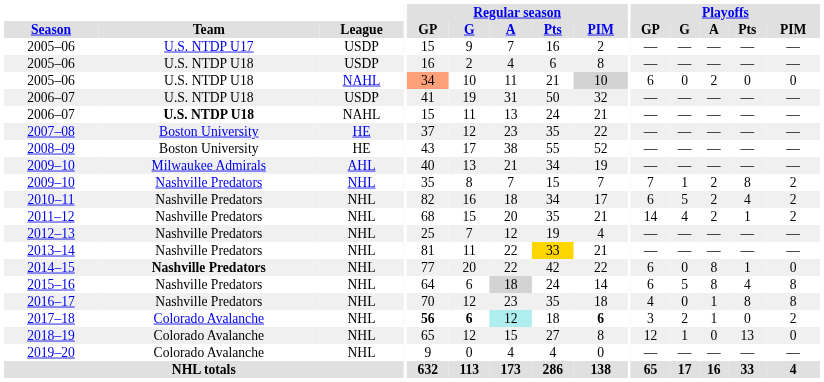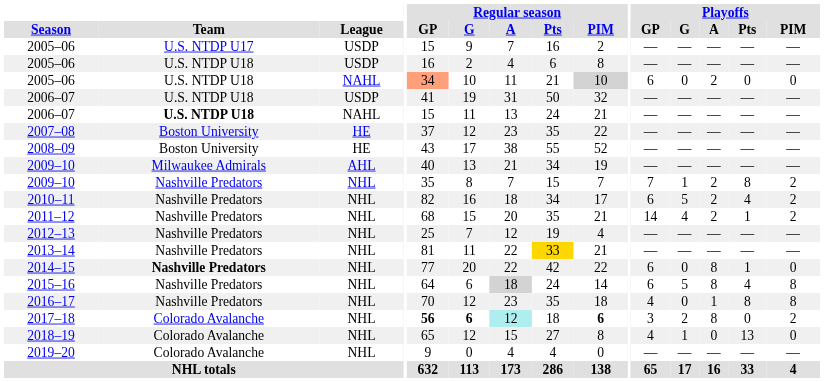(714, 318) 1 -> (714, 318) 8
(650, 335) 12 -> (650, 335) 4
